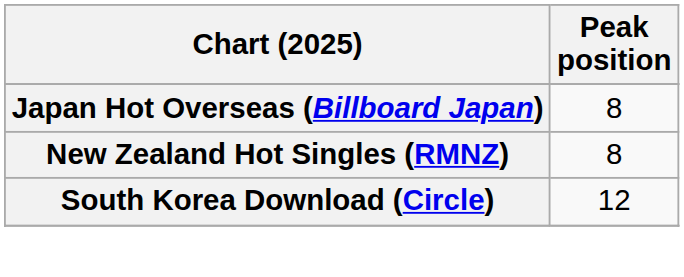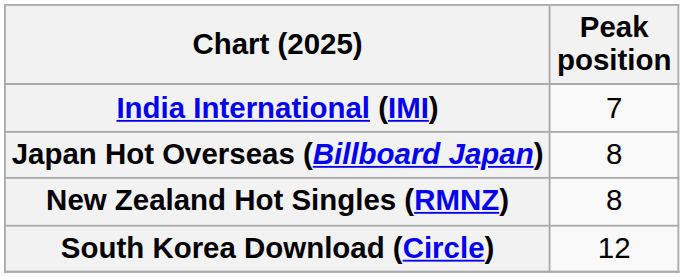+ row: (278, 107)
